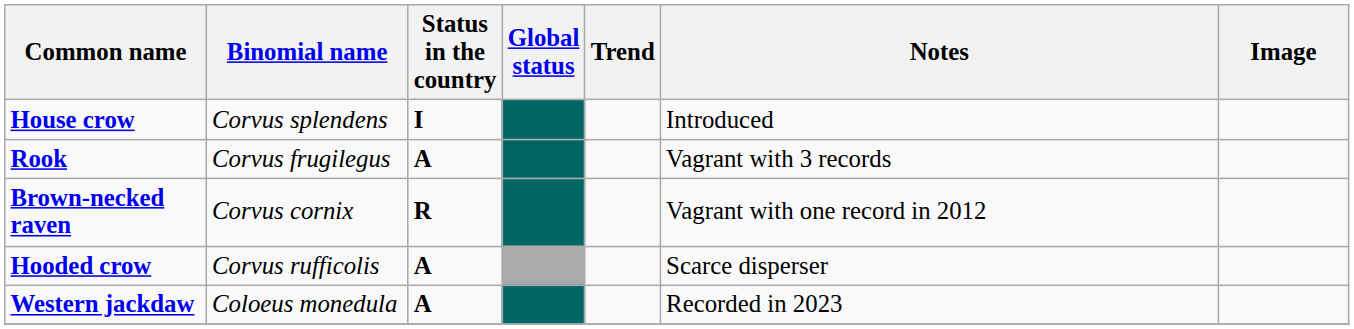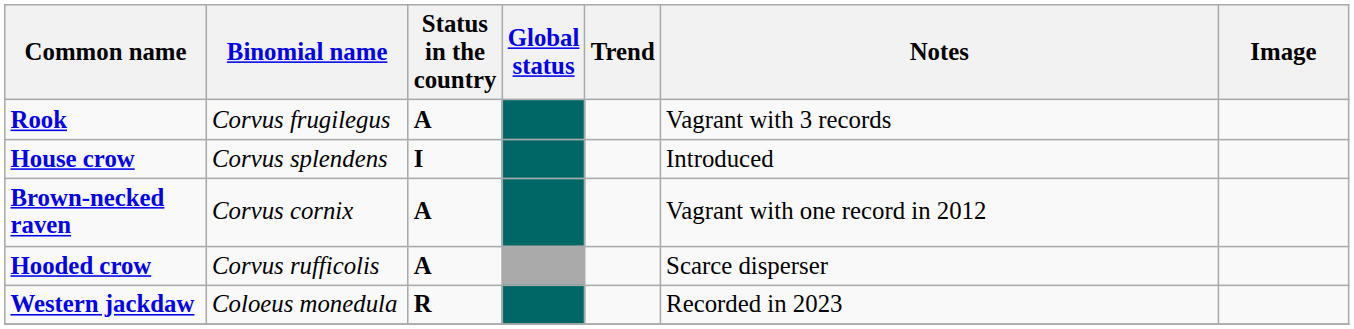rows swapped: (73, 119) <-> (39, 158)
(423, 211) R -> (423, 211) A
(423, 304) A -> (423, 304) R
